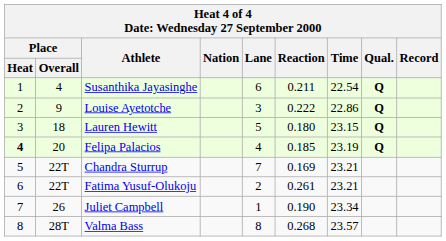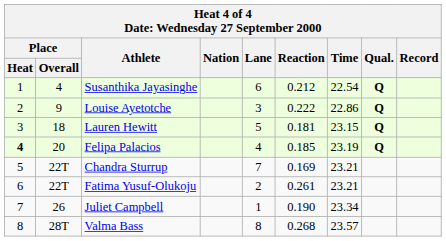(301, 87) 0.211 -> (301, 87) 0.212
(301, 127) 0.180 -> (301, 127) 0.181
